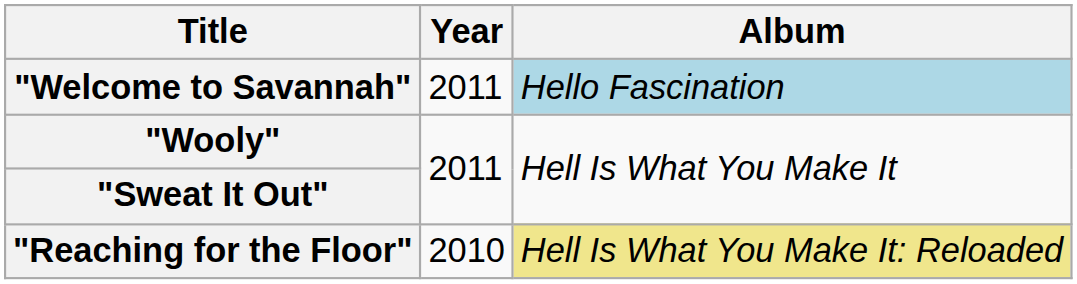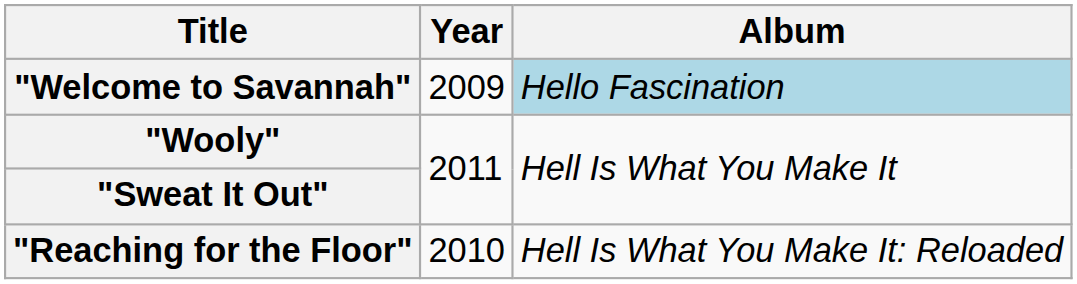(465, 86) 2011 -> (467, 86) 2009
(792, 250) khaki background -> (792, 250) no background
